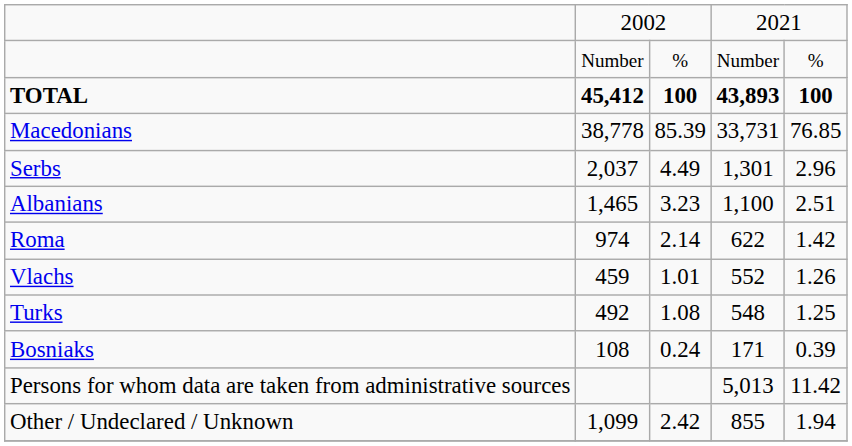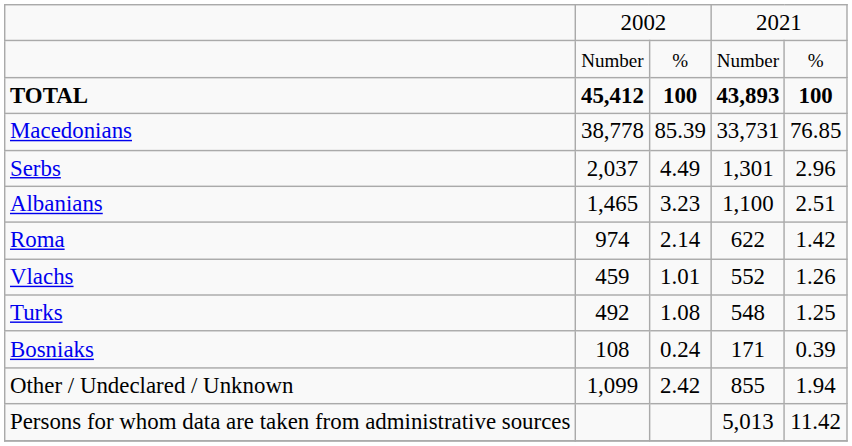rows swapped: (152, 421) <-> (290, 385)
